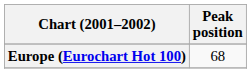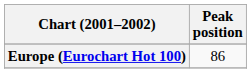(218, 56) 68 -> (218, 56) 86
